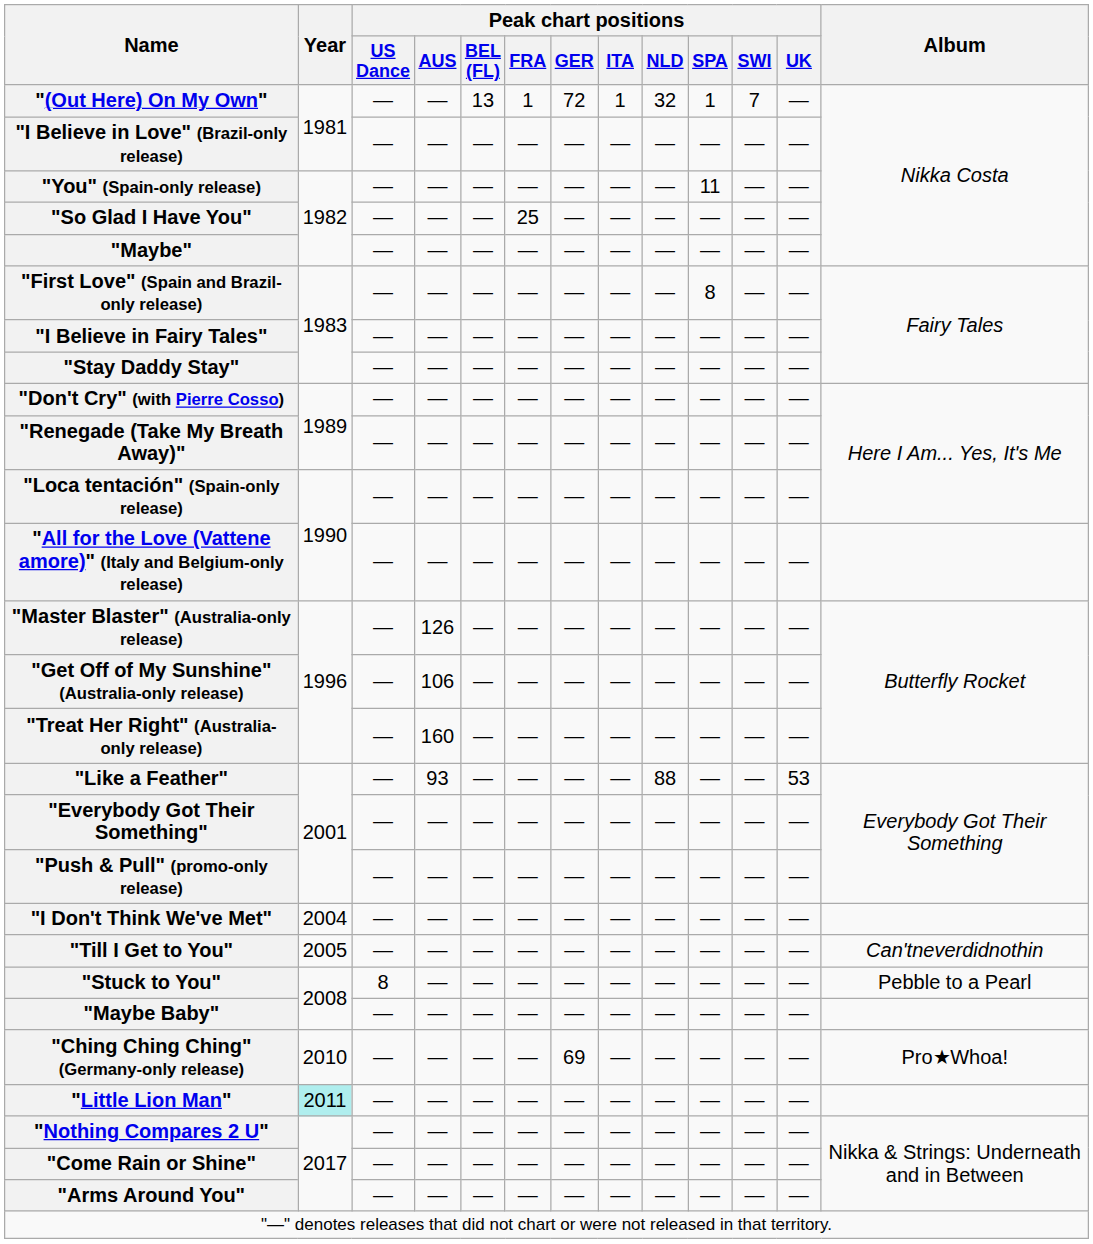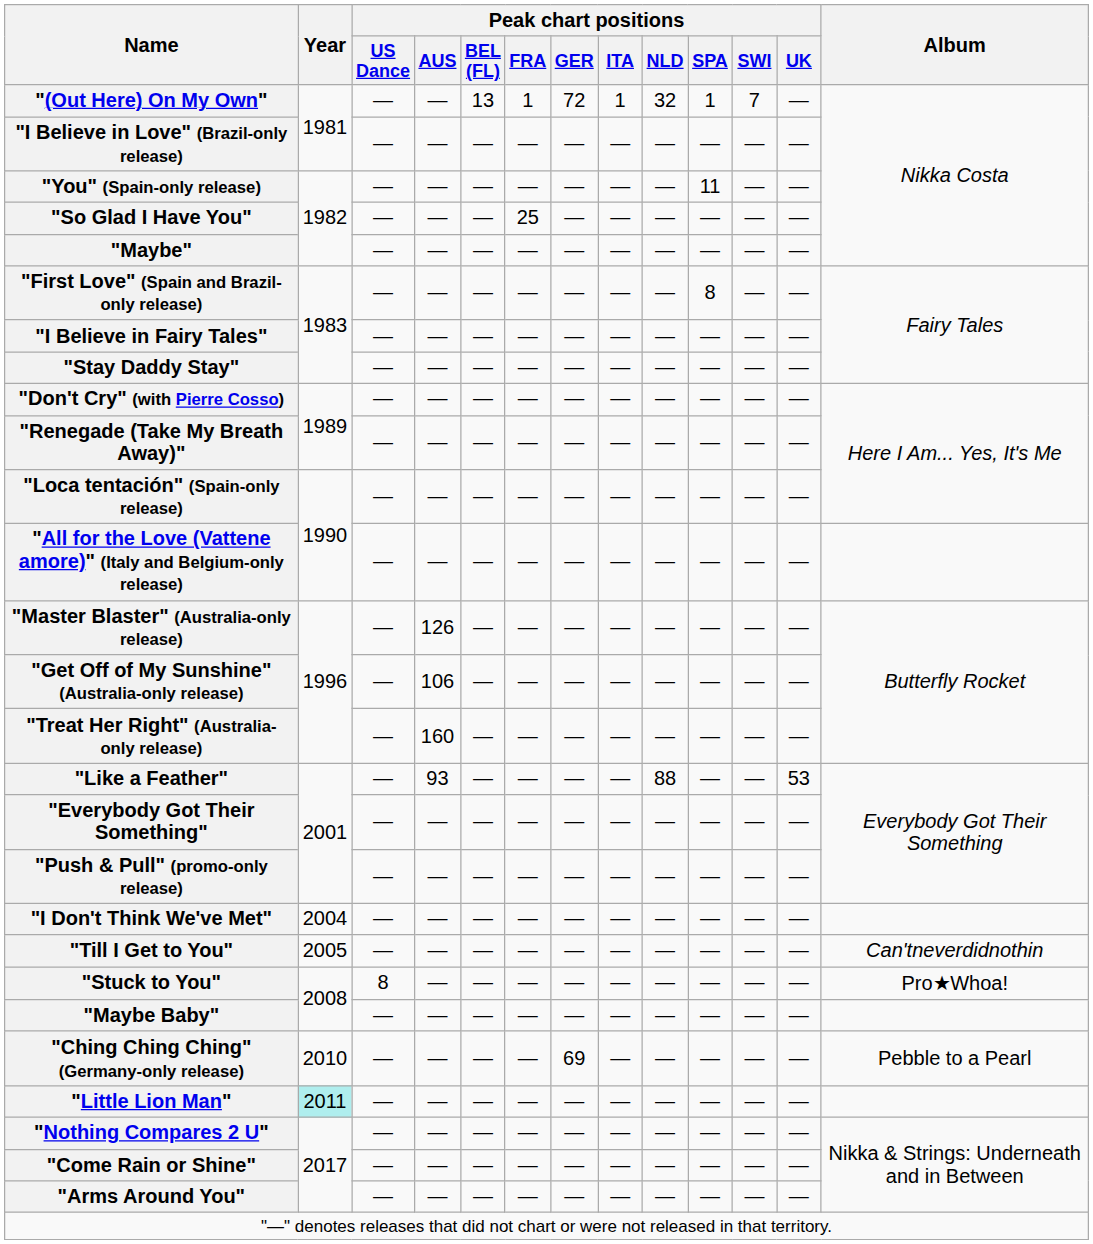(955, 982) Pebble to a Pearl -> (955, 983) Pro★Whoa!
(955, 1057) Pro★Whoa! -> (955, 1058) Pebble to a Pearl
